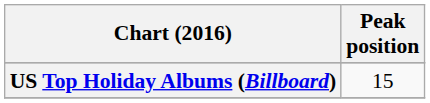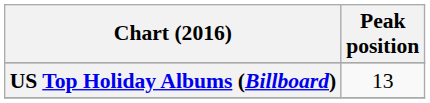(383, 80) 15 -> (383, 80) 13
